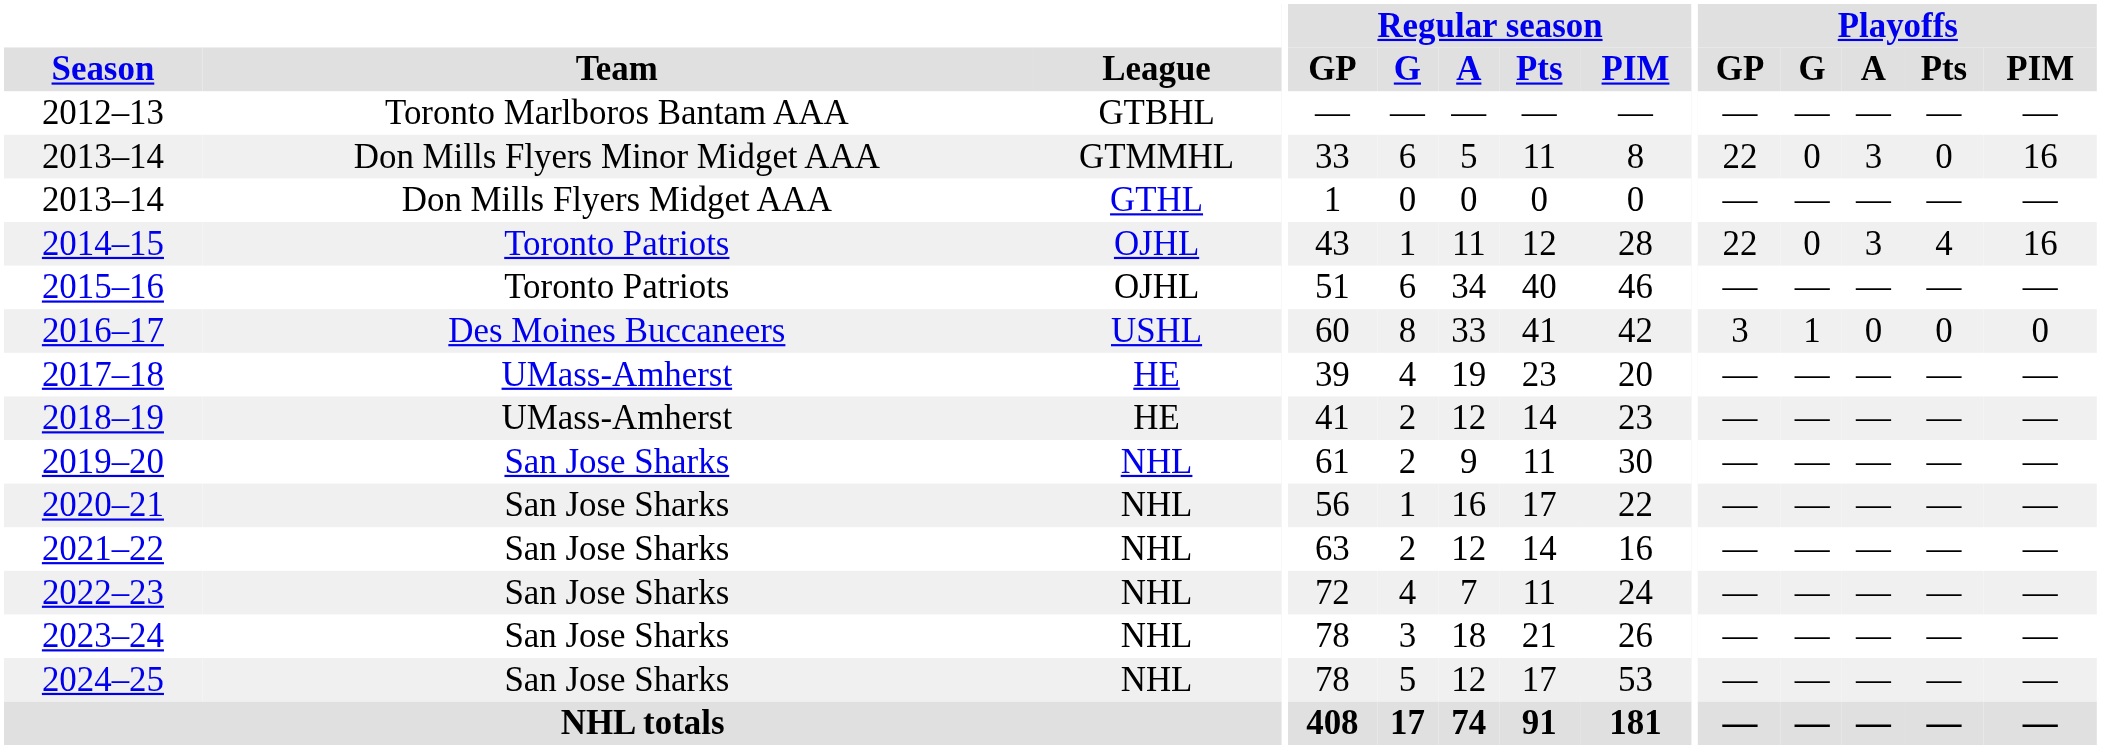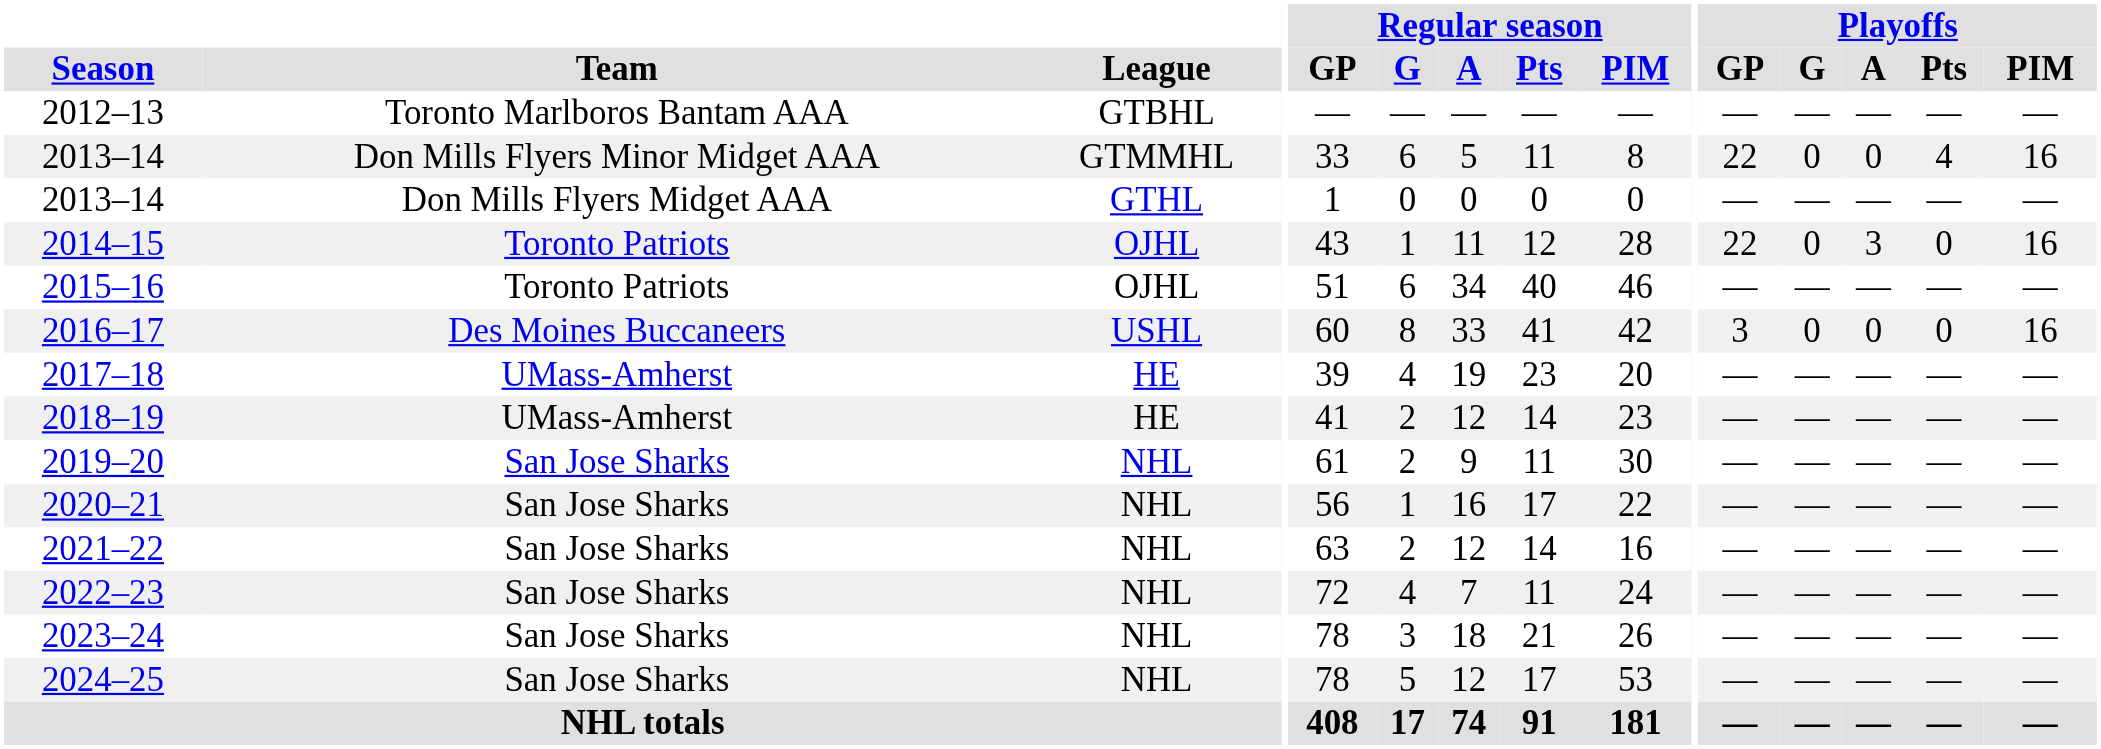(1873, 156) 3 -> (1873, 156) 0
(1944, 156) 0 -> (1944, 156) 4
(1944, 243) 4 -> (1944, 243) 0
(1812, 330) 1 -> (1812, 330) 0
(2040, 330) 0 -> (2040, 330) 16
